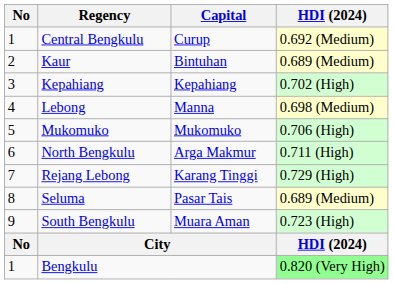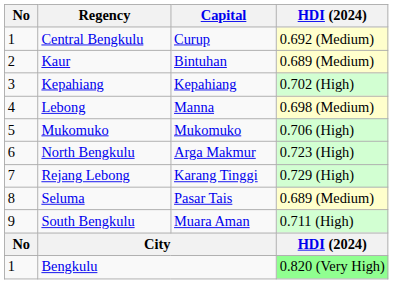(317, 152) 0.711 (High) -> (317, 152) 0.723 (High)
(317, 221) 0.723 (High) -> (317, 221) 0.711 (High)
